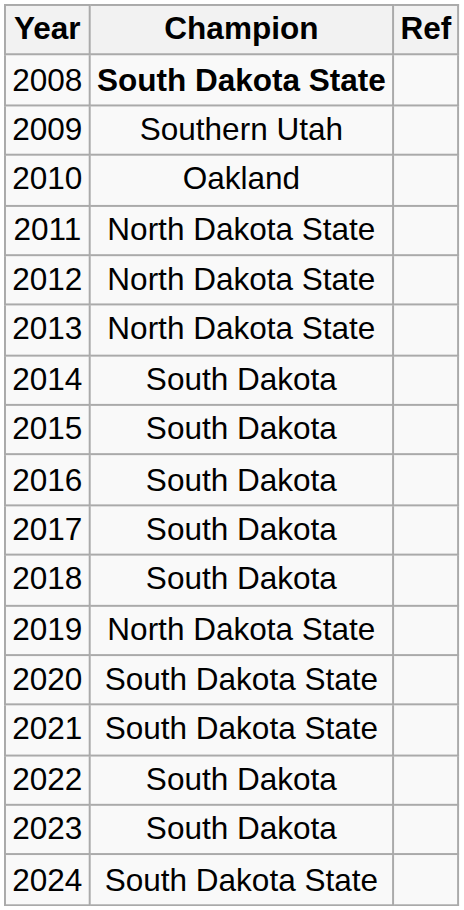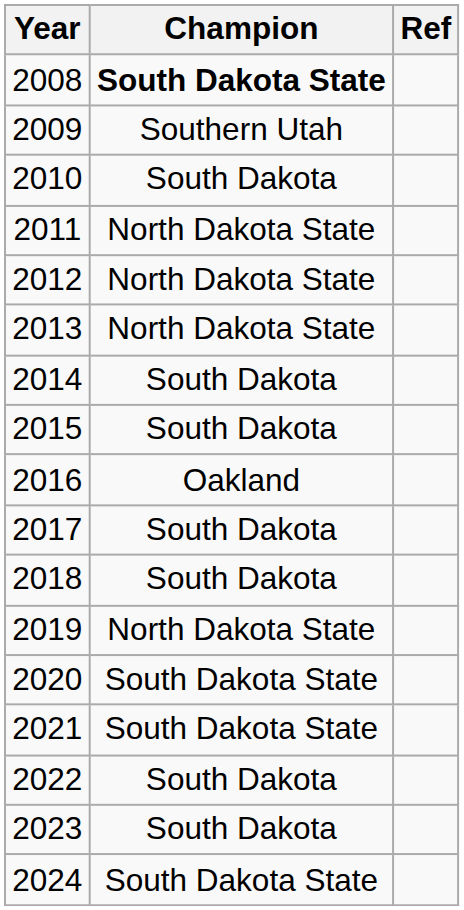(241, 179) Oakland -> (241, 179) South Dakota
(241, 479) South Dakota -> (241, 479) Oakland
